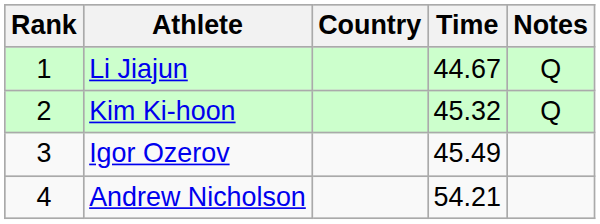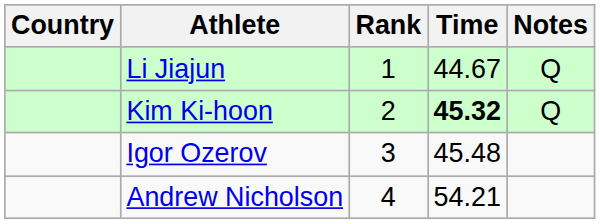columns swapped: (44, 25) <-> (370, 25)
(467, 111) normal -> (467, 111) bold
(467, 153) 45.49 -> (467, 153) 45.48
